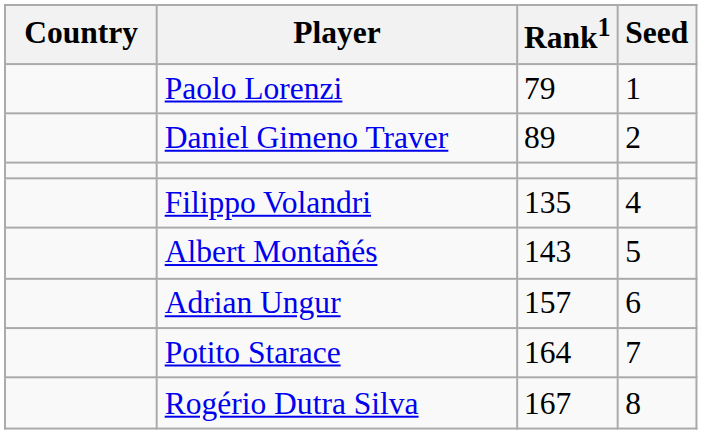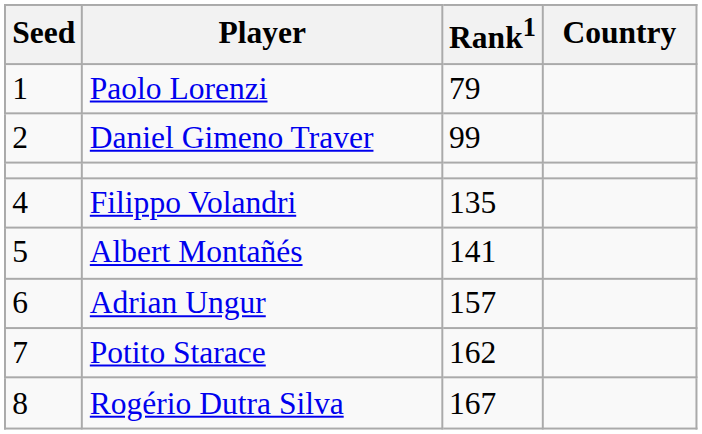columns swapped: (81, 33) <-> (657, 33)
(540, 137) 89 -> (465, 137) 99
(548, 252) 143 -> (473, 252) 141
(548, 352) 164 -> (473, 352) 162
